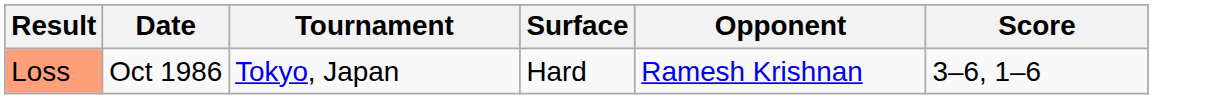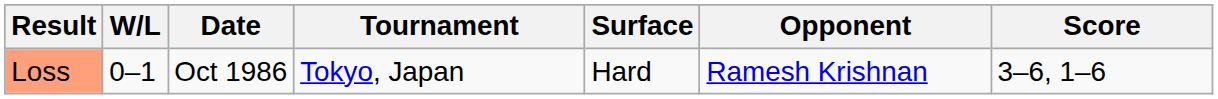+ column: (135, 26)
